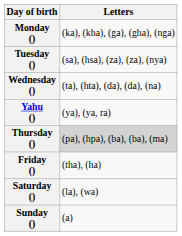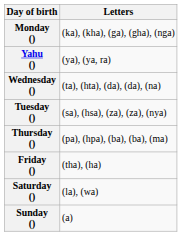rows swapped: (32, 59) <-> (32, 112)
(115, 139) lightgrey background -> (115, 139) no background
